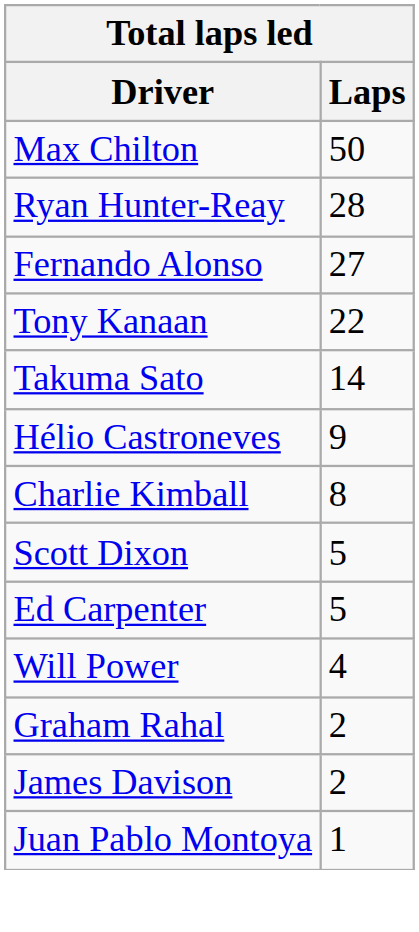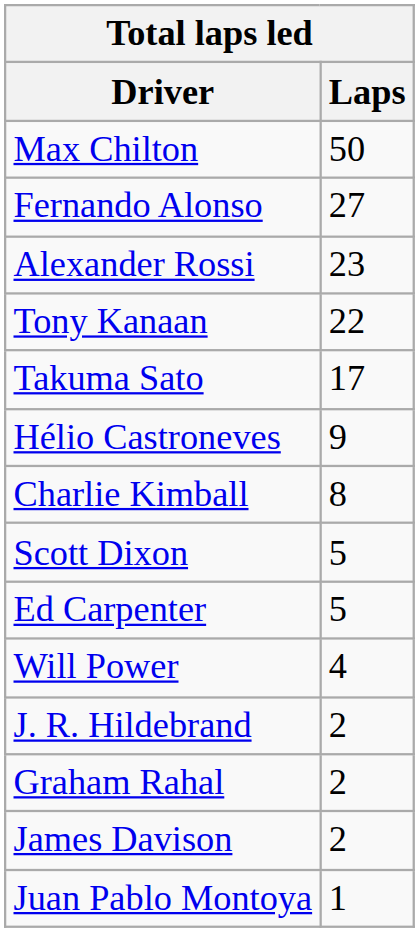- row: (149, 206)
+ row: (134, 263)
(347, 378) 14 -> (347, 378) 17
+ row: (133, 724)
